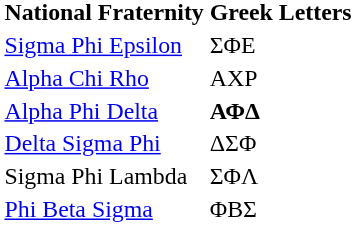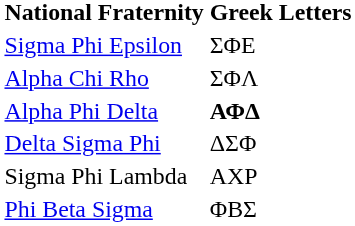(234, 78) ΑΧΡ -> (234, 78) ΣΦΛ
(234, 176) ΣΦΛ -> (234, 176) ΑΧΡ
